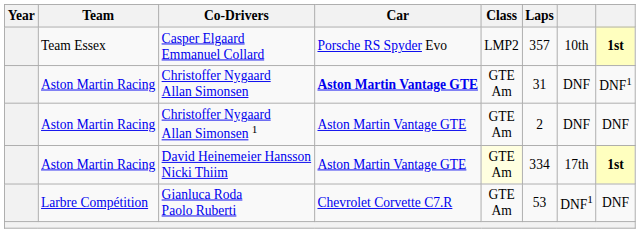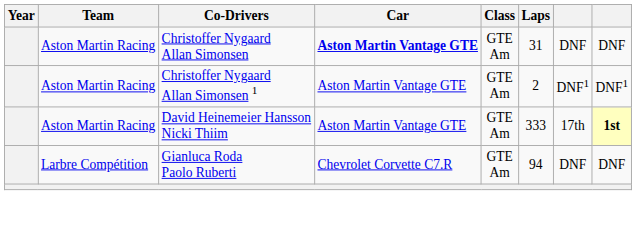- row: (213, 46)
(616, 84) DNF1 -> (612, 46) DNF
(577, 124) DNF -> (573, 86) DNF1
(616, 124) DNF -> (612, 86) DNF1
(502, 164) lightyellow background -> (500, 126) no background
(540, 164) 334 -> (536, 126) 333
(540, 203) 53 -> (536, 164) 94
(577, 203) DNF1 -> (573, 164) DNF
